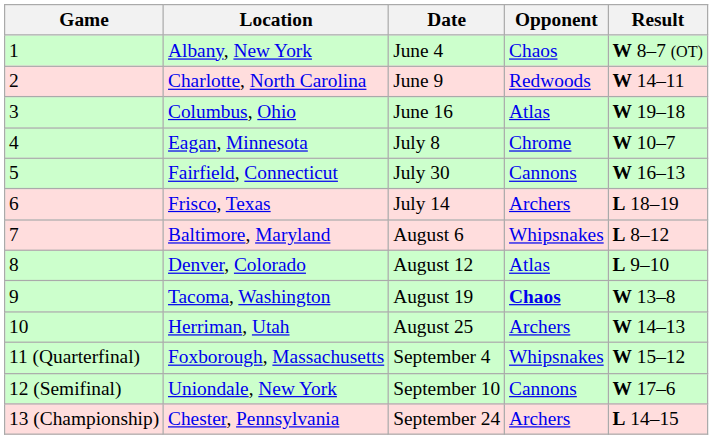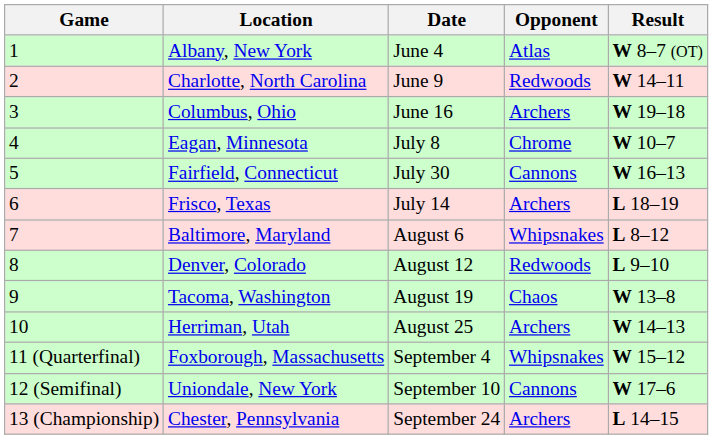(533, 50) Chaos -> (529, 50) Atlas
(529, 111) Atlas -> (540, 111) Archers
(529, 265) Atlas -> (550, 265) Redwoods
(535, 296) bold -> (533, 296) normal
